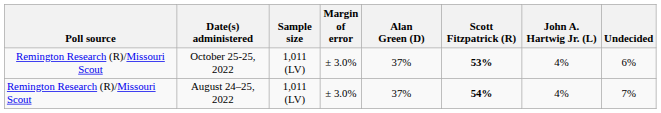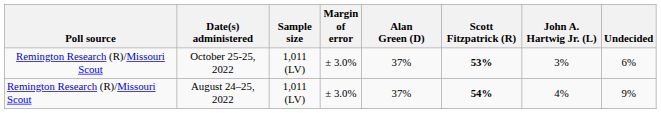(562, 63) 4% -> (562, 63) 3%
(629, 94) 7% -> (629, 94) 9%
